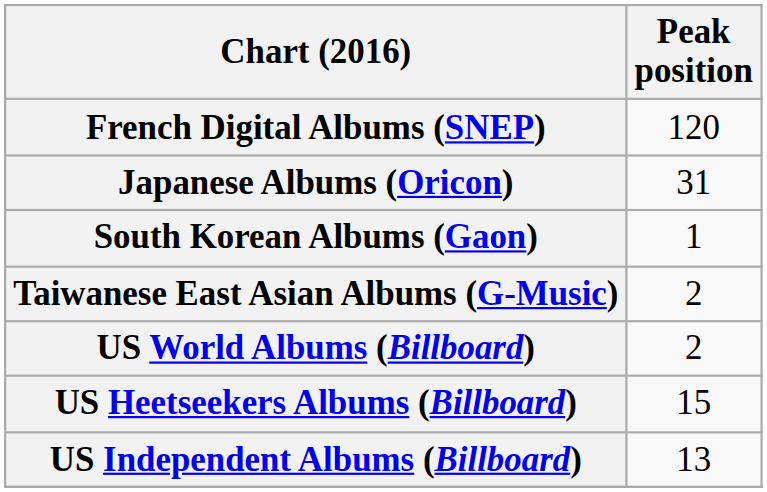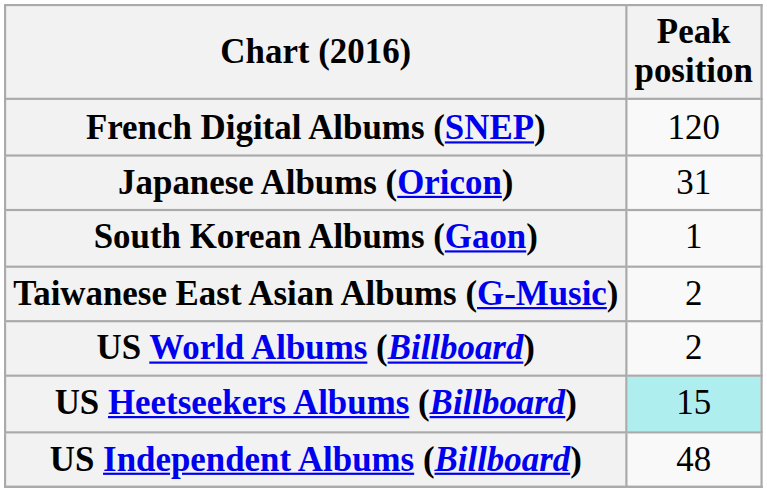(694, 403) no background -> (694, 403) paleturquoise background
(694, 458) 13 -> (694, 458) 48
